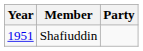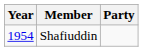(21, 35) 1951 -> (21, 35) 1954
